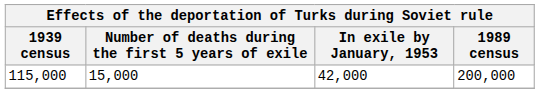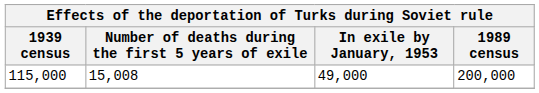(114, 77) 15,000 -> (114, 77) 15,008
(343, 77) 42,000 -> (343, 77) 49,000
